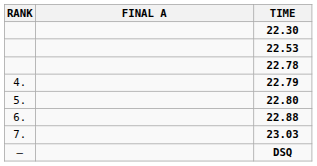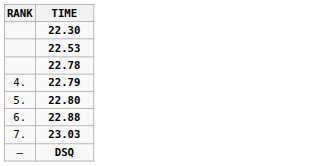- column: (144, 13)
